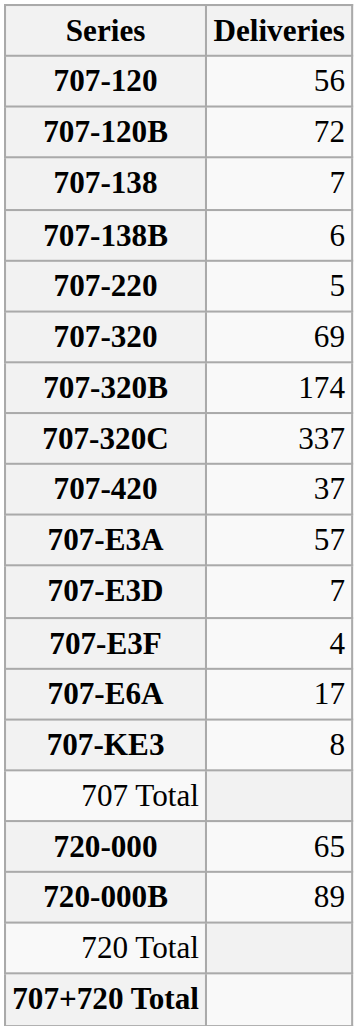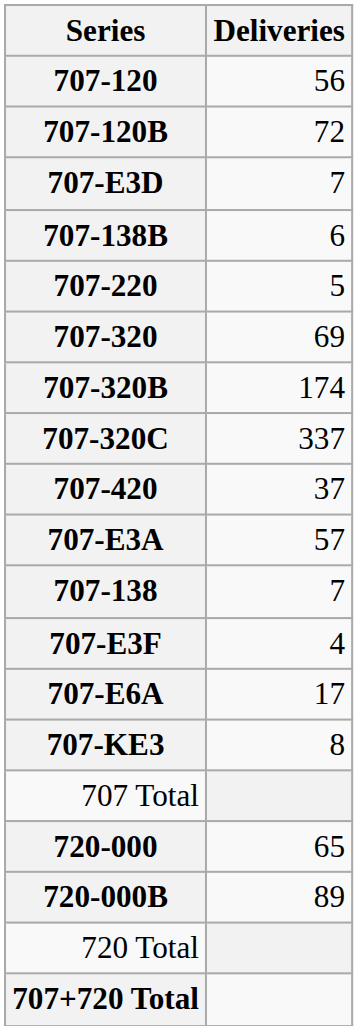rows swapped: (106, 183) <-> (106, 591)
